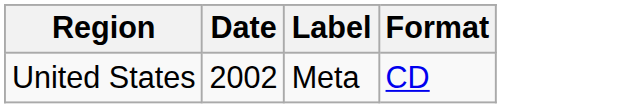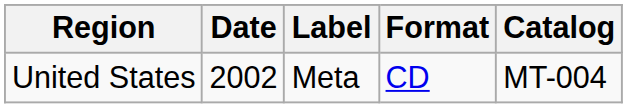+ column: (559, 28)
